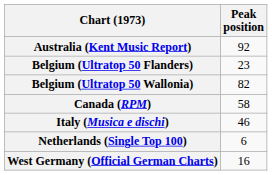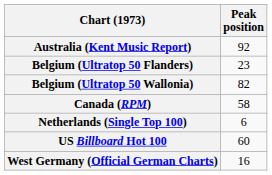- row: (112, 122)
+ row: (112, 141)
